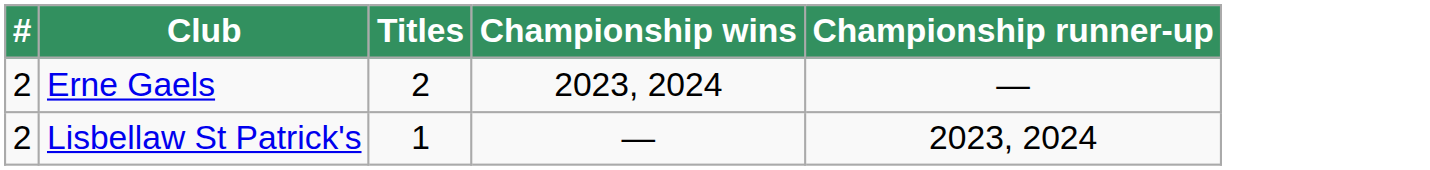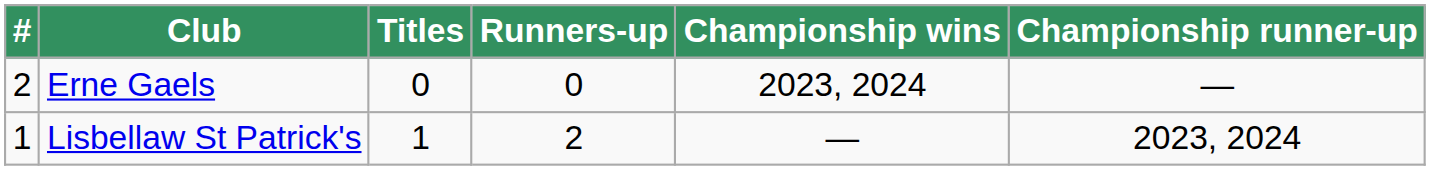+ column: (574, 31)
(421, 84) 2 -> (421, 84) 0
(22, 137) 2 -> (22, 137) 1
